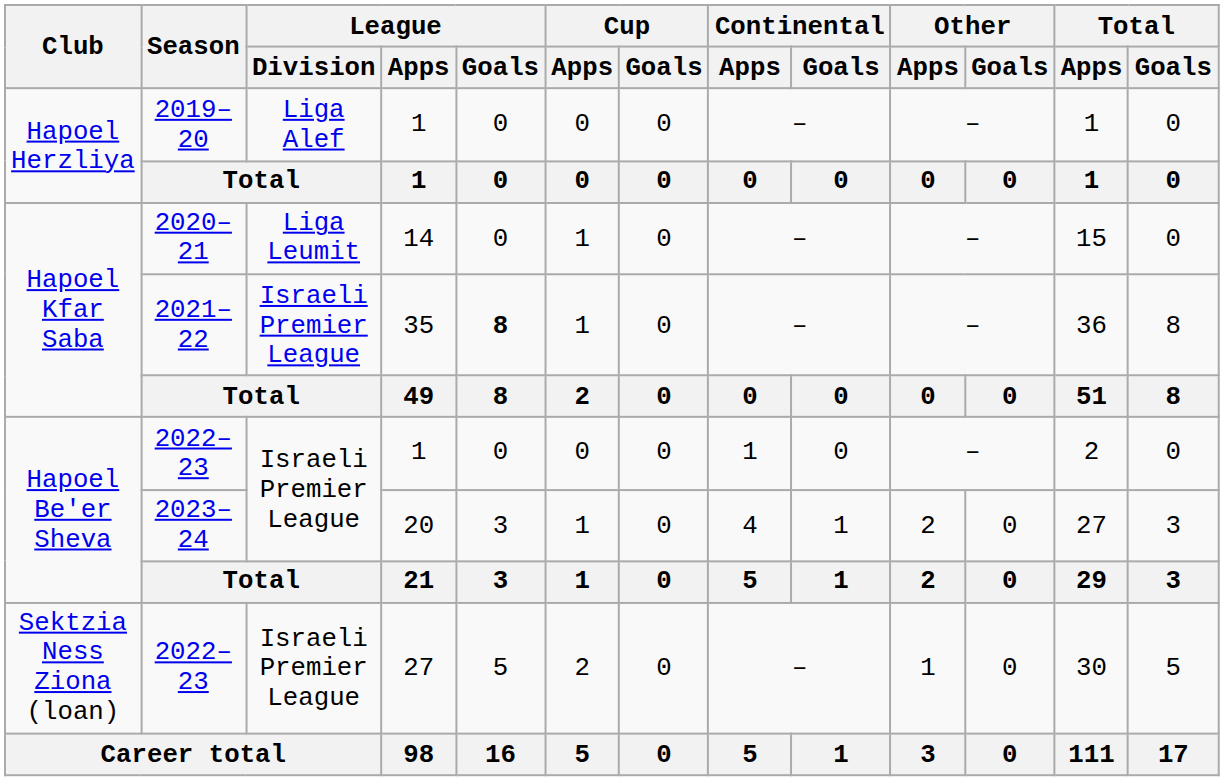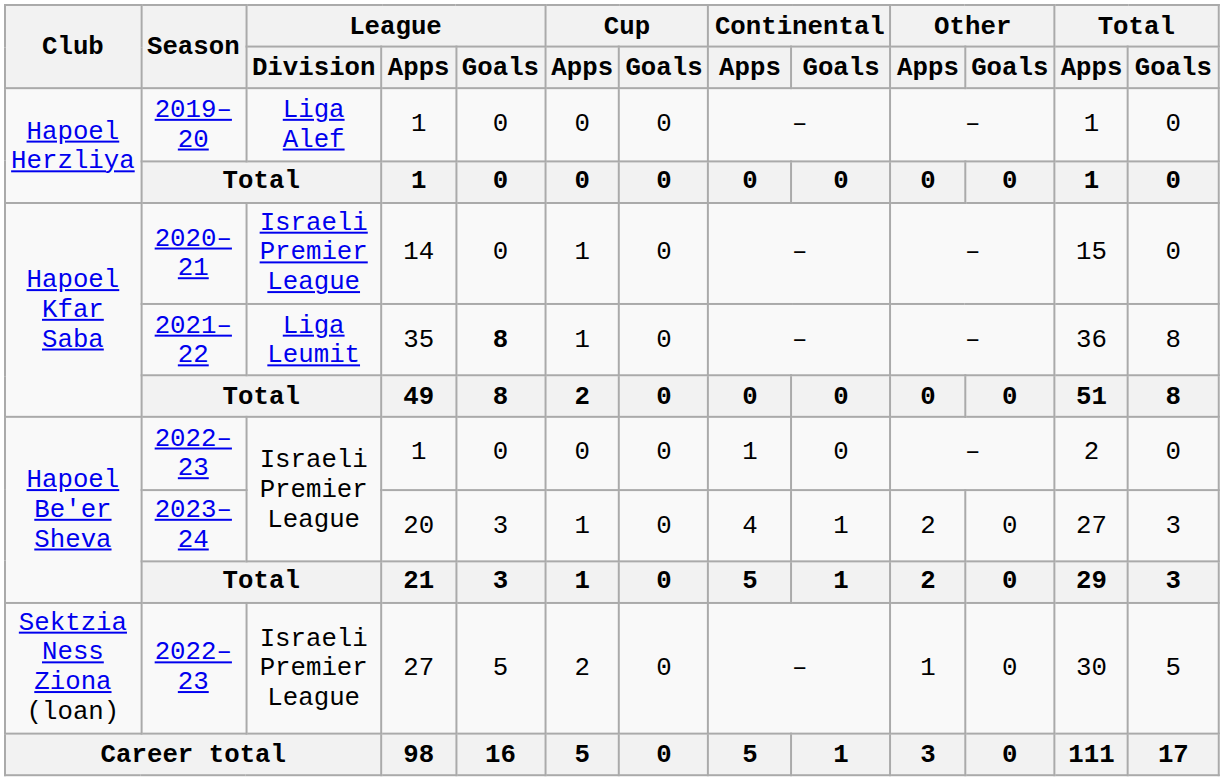(314, 238) Liga Leumit -> (314, 253) Israeli Premier League
(314, 325) Israeli Premier League -> (314, 340) Liga Leumit
